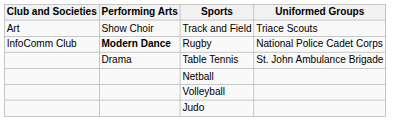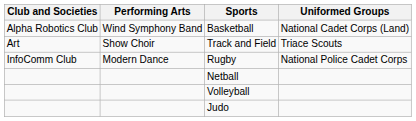+ row: (230, 28)
(136, 44) bold -> (136, 60) normal
- row: (210, 60)
